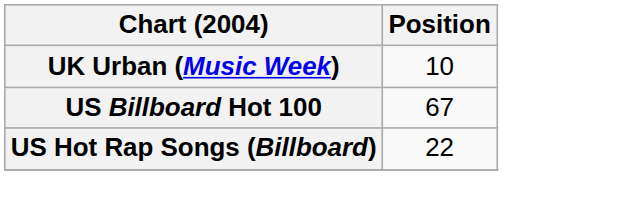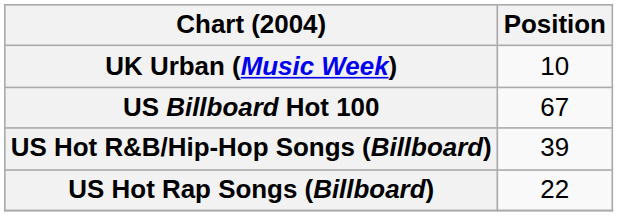+ row: (251, 148)
